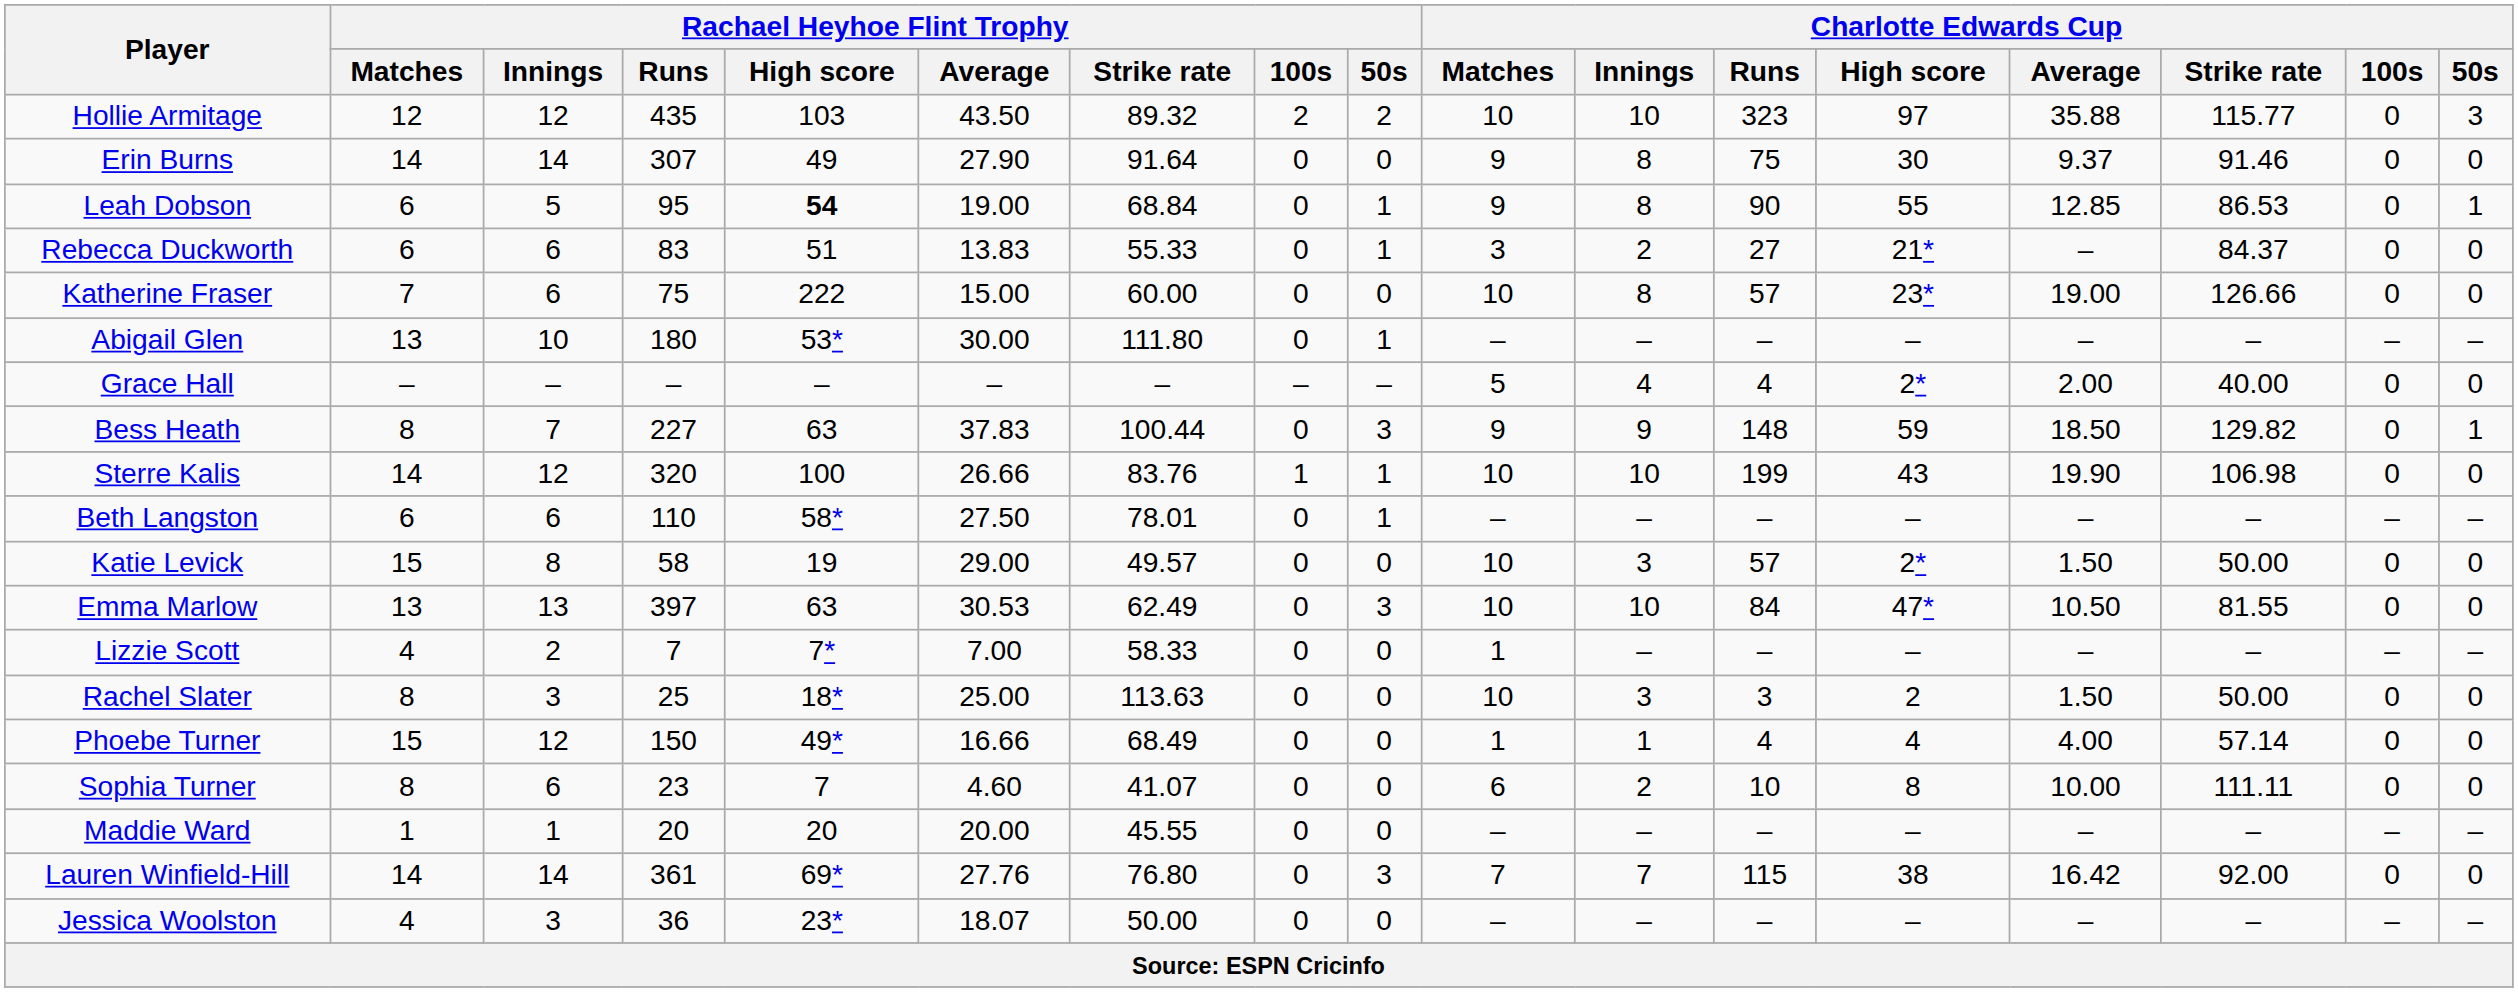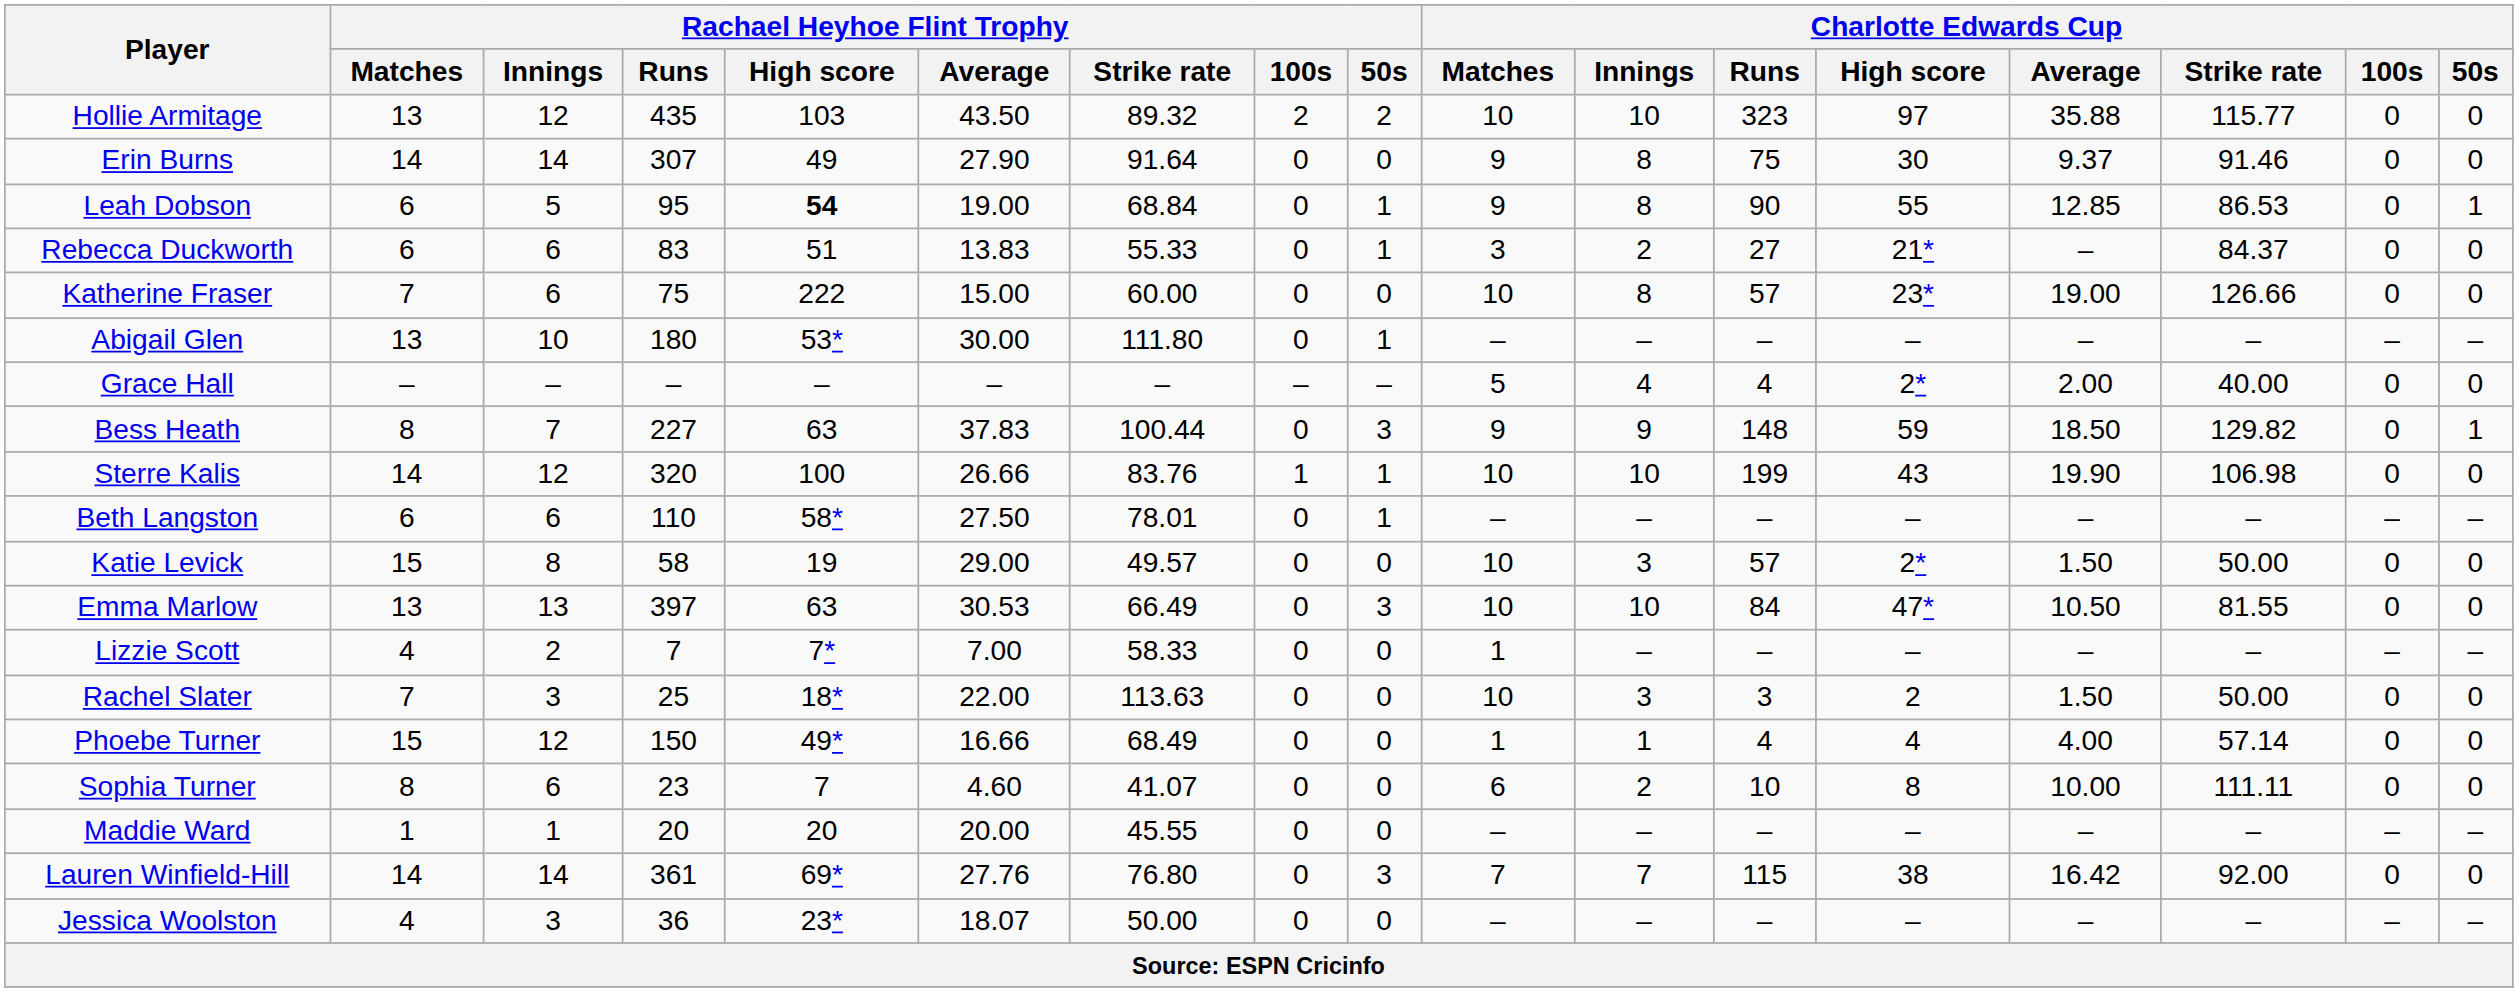(407, 116) 12 -> (407, 116) 13
(2475, 116) 3 -> (2475, 116) 0
(1162, 607) 62.49 -> (1162, 607) 66.49
(407, 696) 8 -> (407, 696) 7
(994, 696) 25.00 -> (994, 696) 22.00
